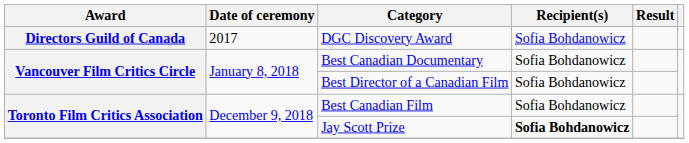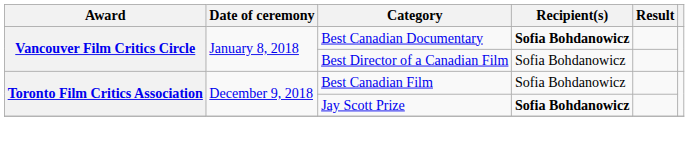- row: (387, 37)
(570, 60) normal -> (572, 37) bold
